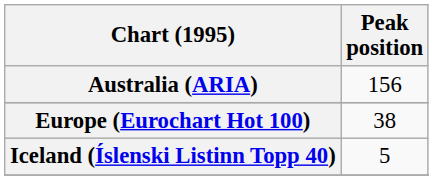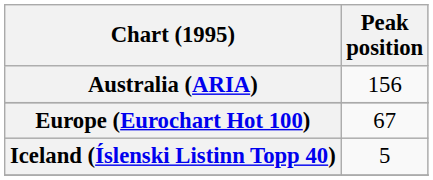(385, 120) 38 -> (385, 120) 67
